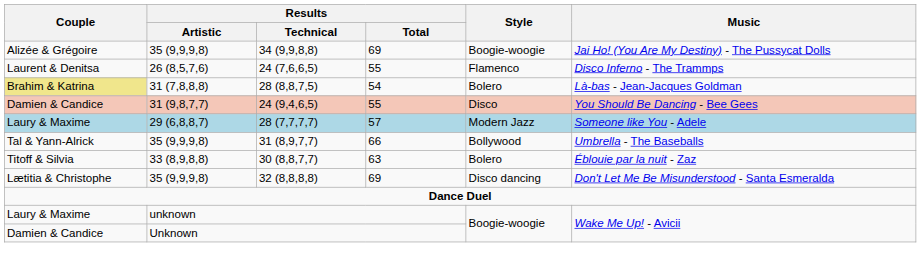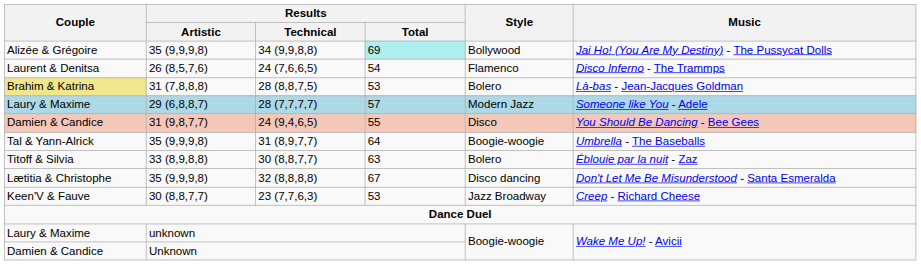(375, 50) no background -> (374, 50) paleturquoise background
(507, 50) Boogie-woogie -> (494, 50) Bollywood
(375, 68) 55 -> (374, 68) 54
(375, 86) 54 -> (374, 86) 53
rows swapped: (288, 123) <-> (288, 104)
(375, 141) 66 -> (374, 141) 64
(495, 141) Bollywood -> (506, 141) Boogie-woogie
(375, 178) 69 -> (374, 178) 67
+ row: (288, 196)
